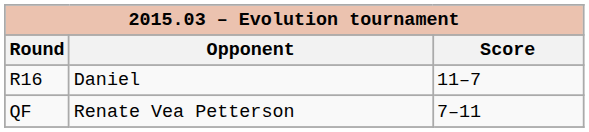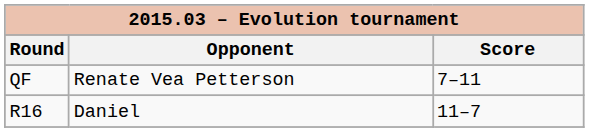rows swapped: (26, 81) <-> (20, 112)
